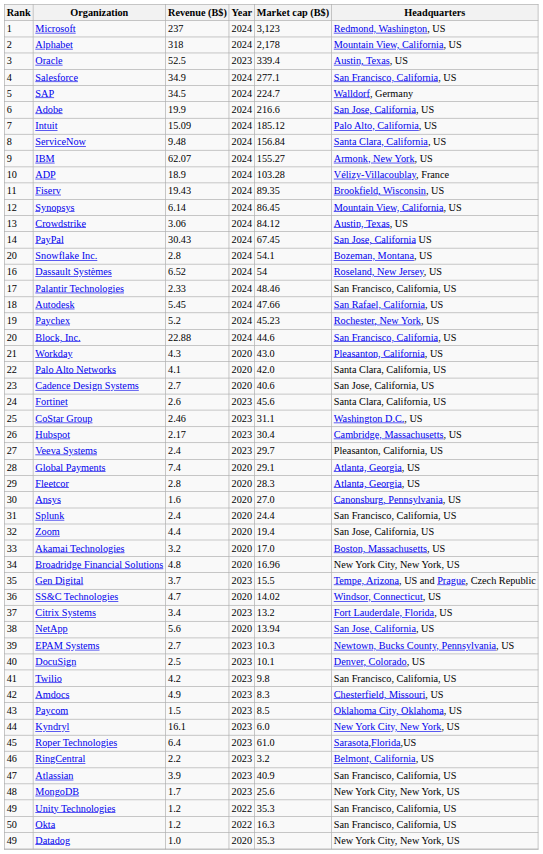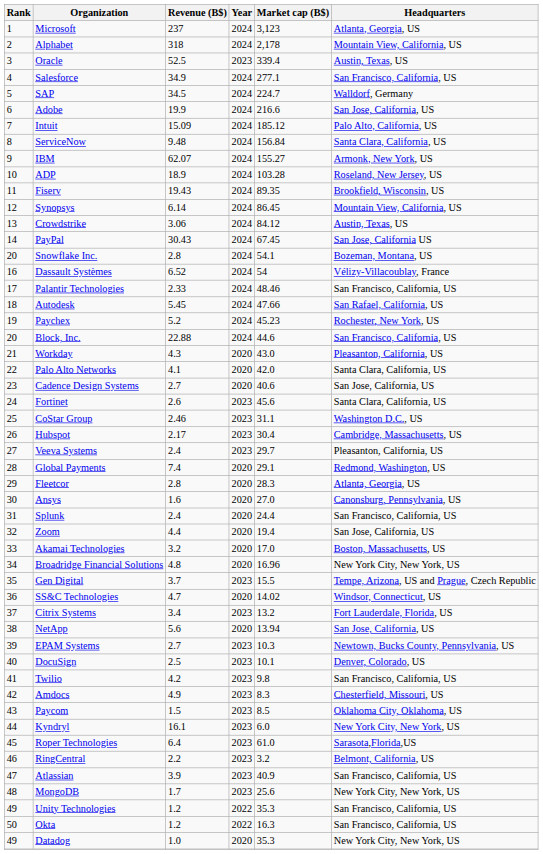(390, 28) Redmond, Washington, US -> (377, 28) Atlanta, Georgia, US
(391, 175) Vélizy-Villacoublay, France -> (388, 175) Roseland, New Jersey, US
(388, 272) Roseland, New Jersey, US -> (391, 272) Vélizy-Villacoublay, France
(377, 467) Atlanta, Georgia, US -> (390, 467) Redmond, Washington, US
